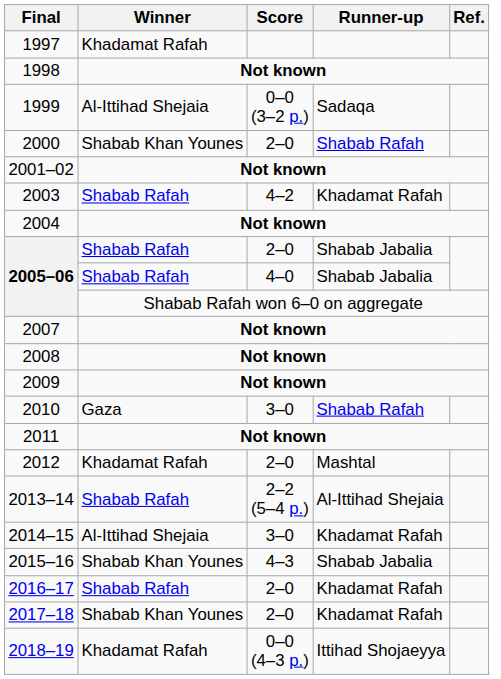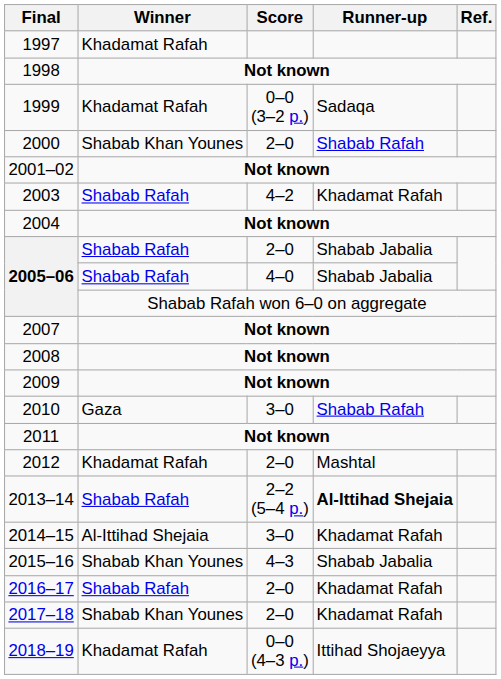(145, 107) Al-Ittihad Shejaia -> (145, 107) Khadamat Rafah
(380, 499) normal -> (385, 499) bold
